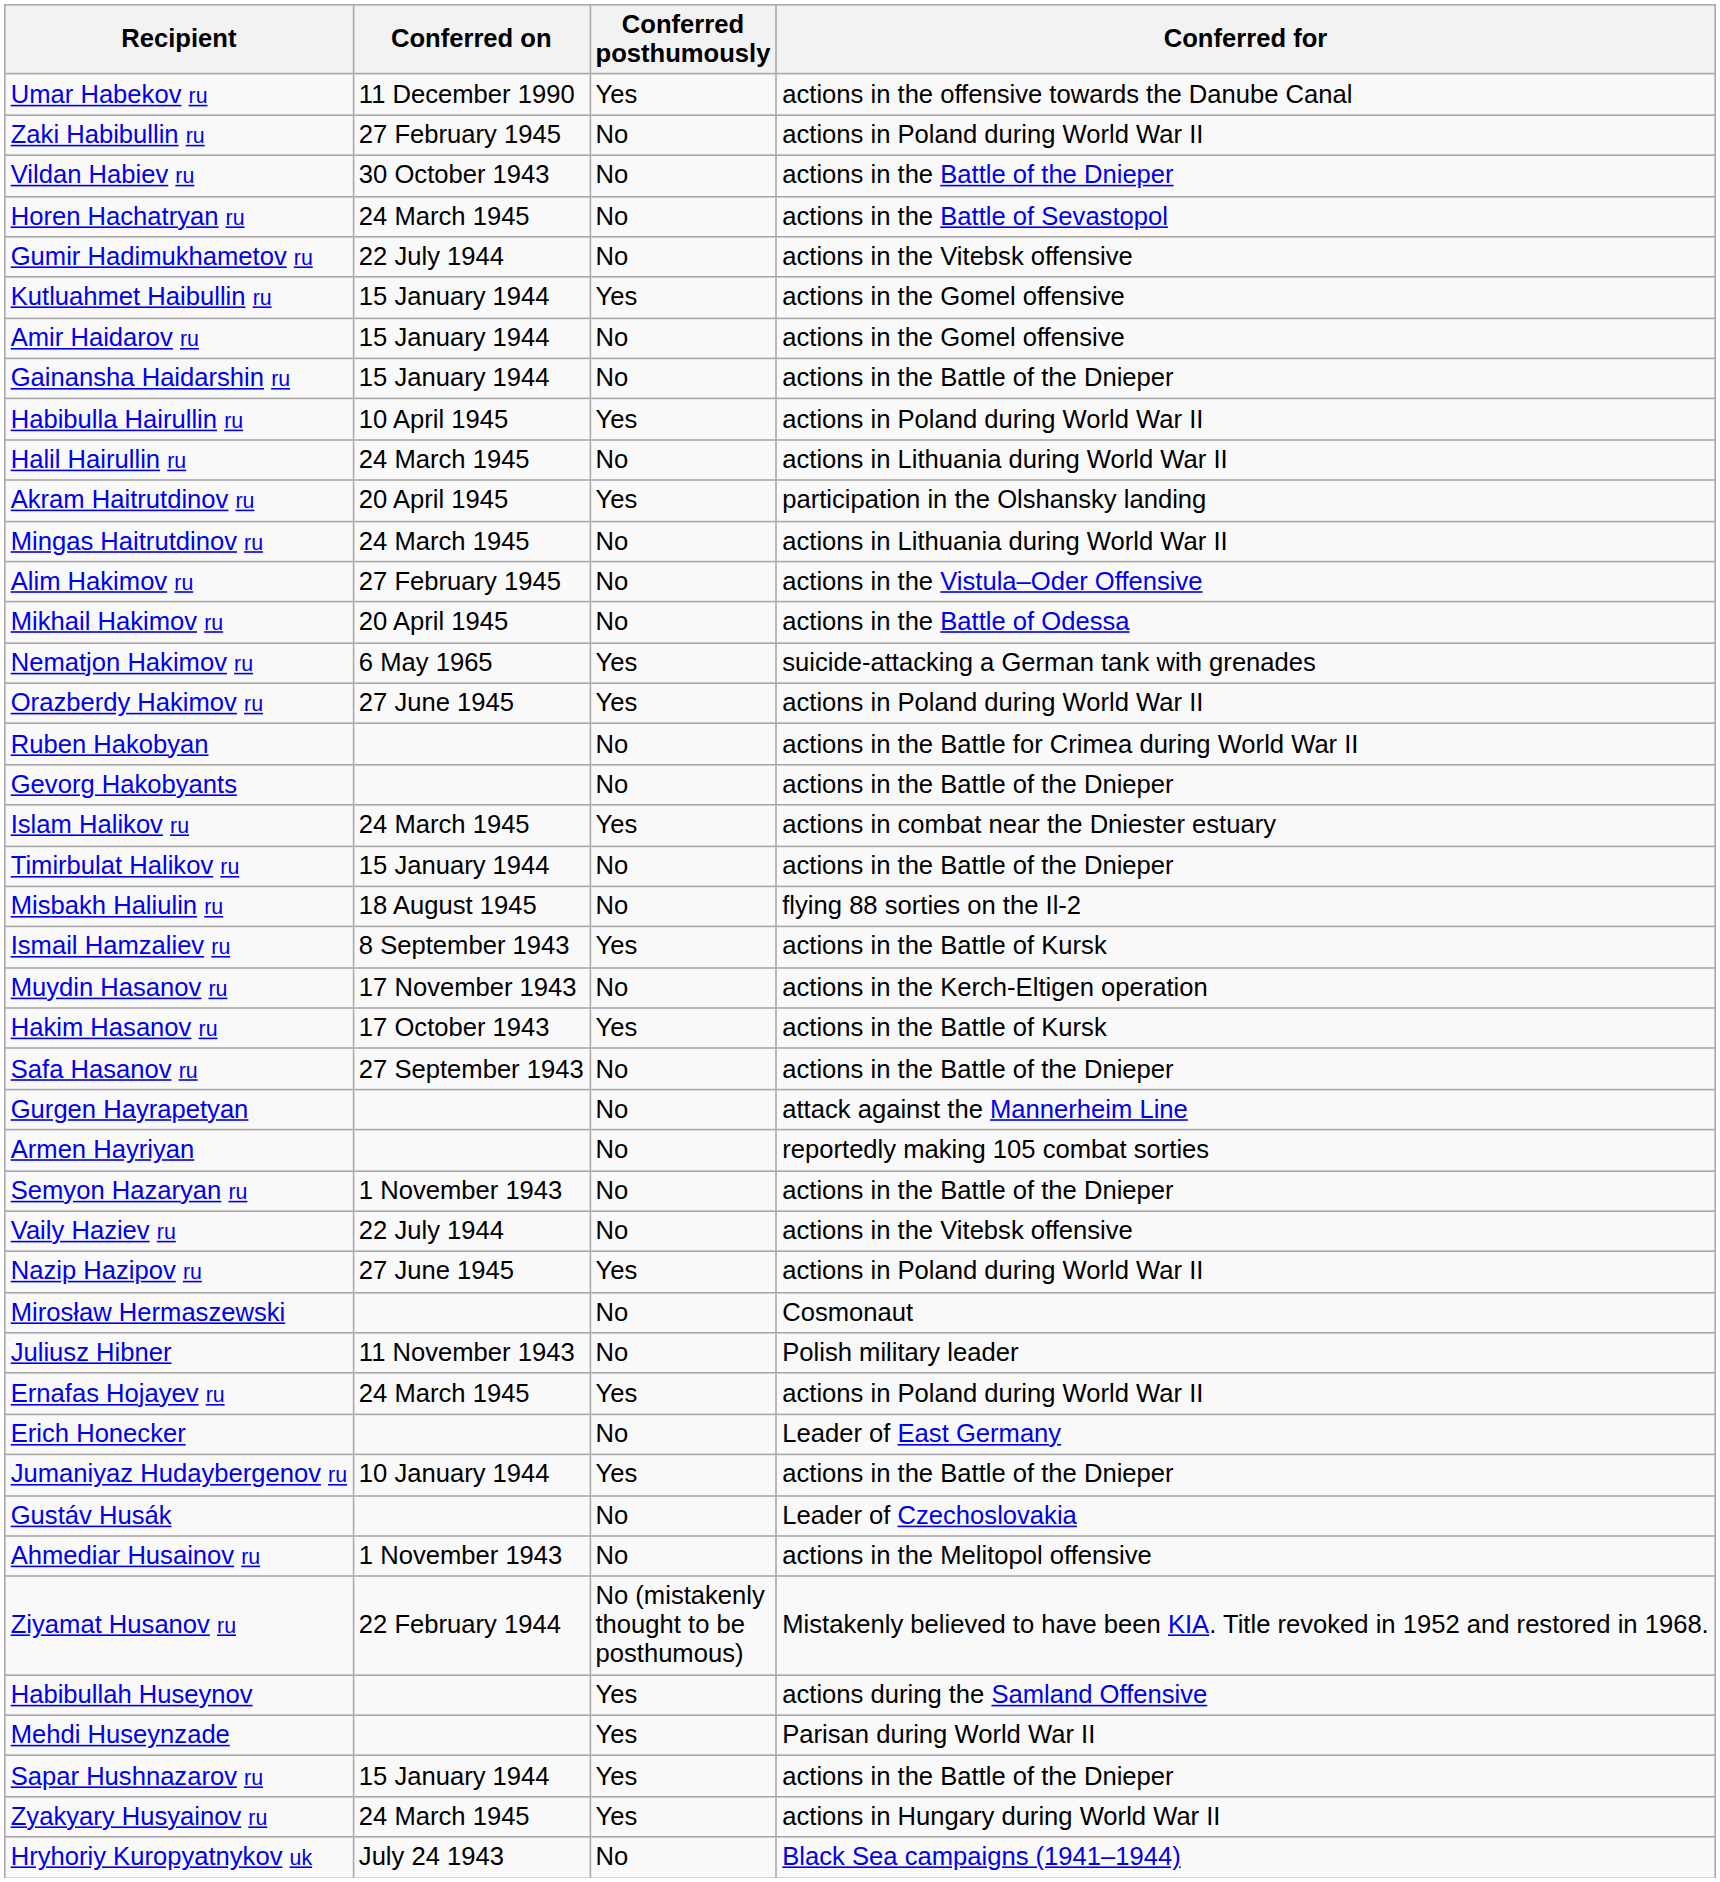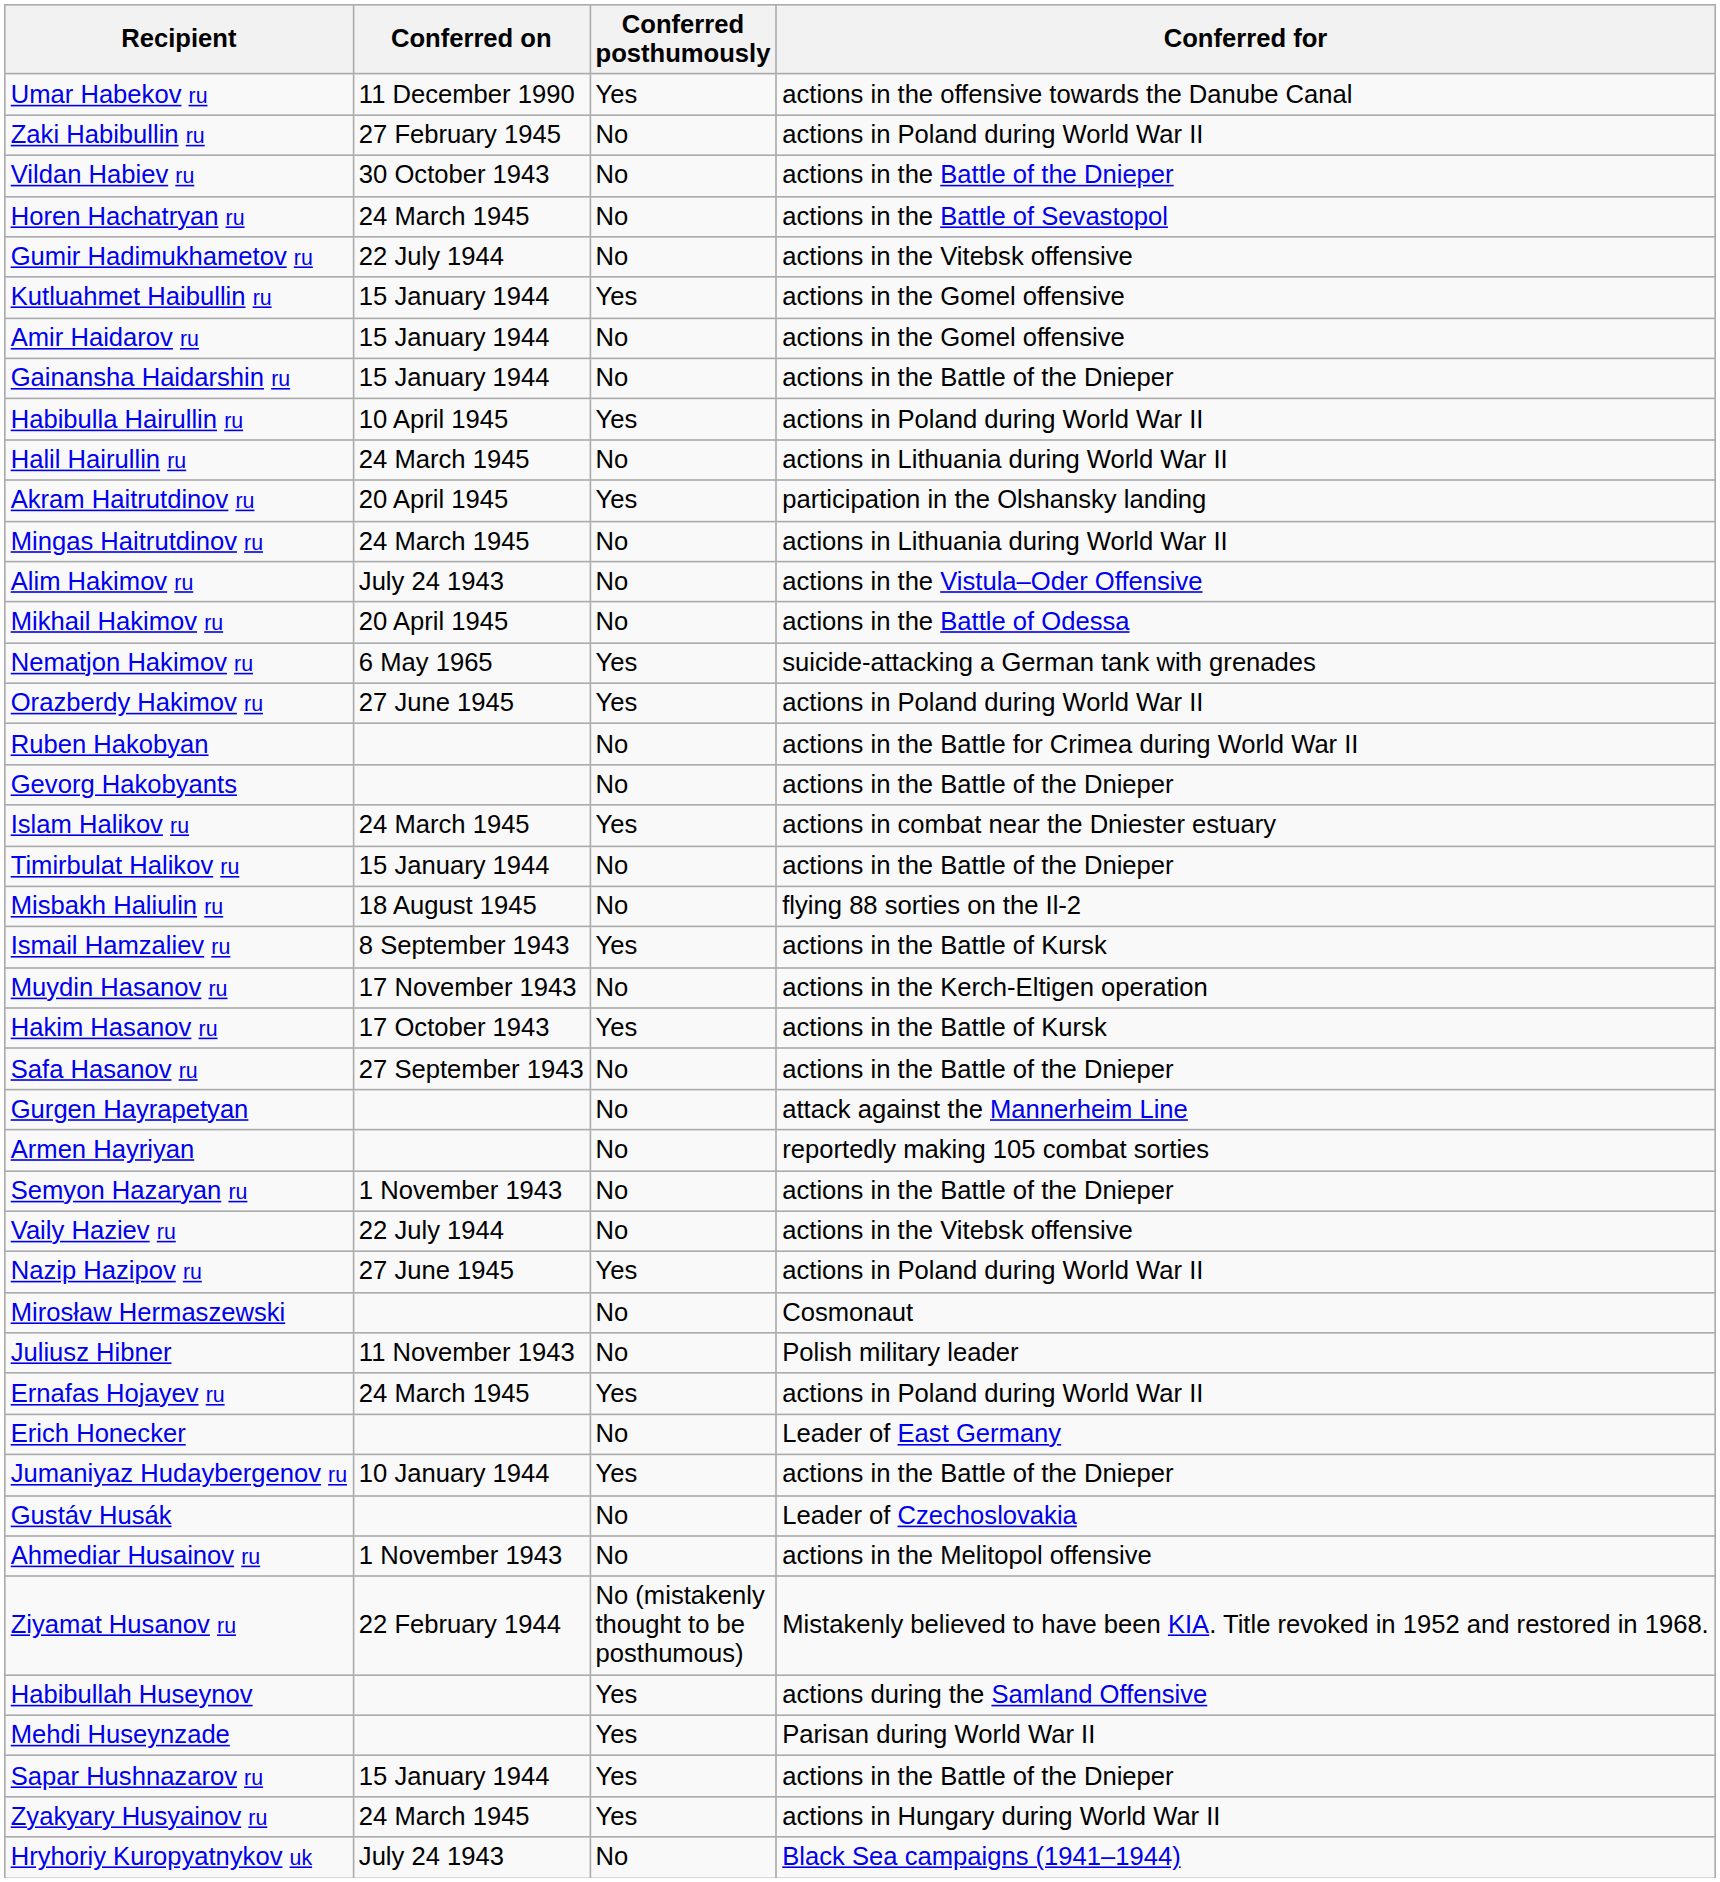(460, 581) 27 February 1945 -> (431, 581) July 24 1943
